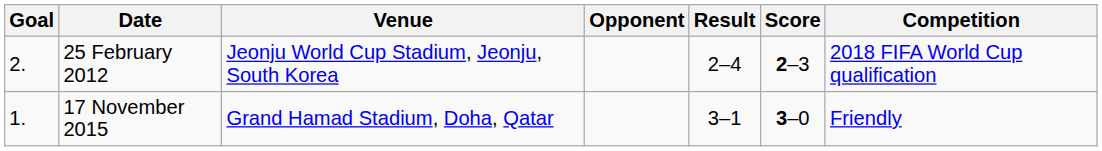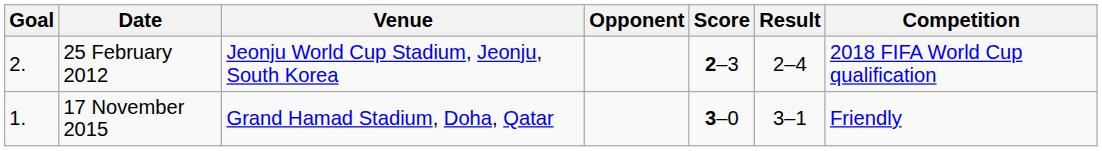columns swapped: (793, 20) <-> (725, 20)
